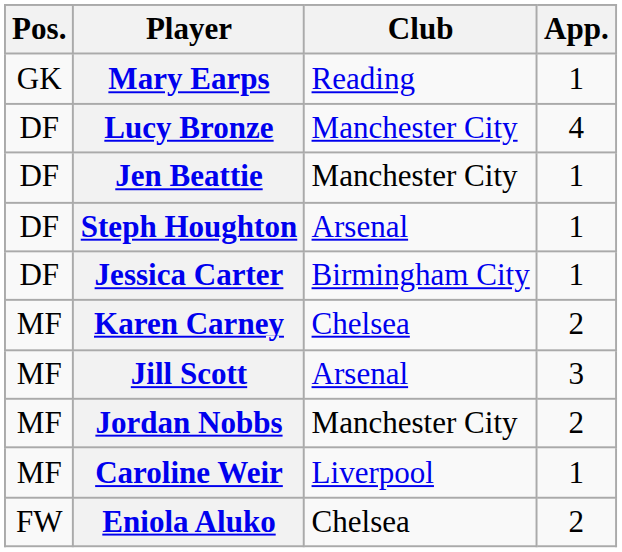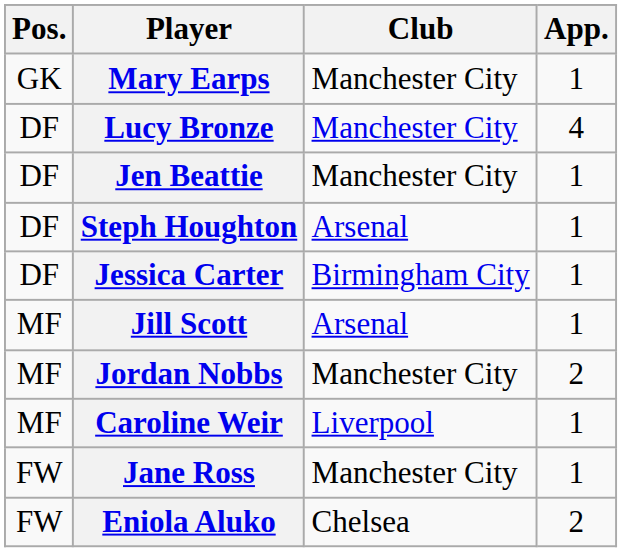(363, 78) Reading -> (415, 78) Manchester City
- row: (189, 324)
(576, 373) 3 -> (576, 324) 1
+ row: (189, 472)
